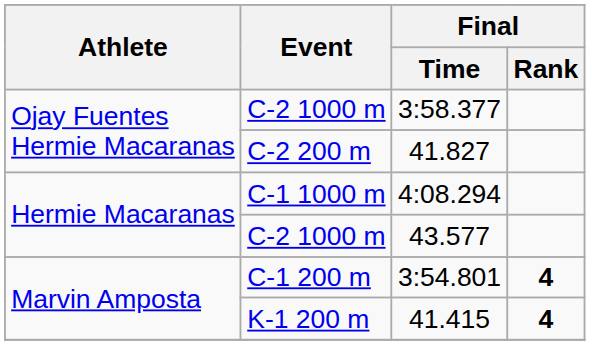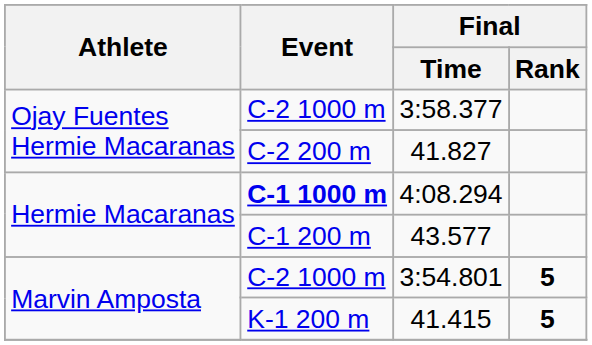(316, 194) normal -> (317, 194) bold
(316, 236) C-2 1000 m -> (309, 236) C-1 200 m
(309, 277) C-1 200 m -> (316, 277) C-2 1000 m
(546, 277) 4 -> (547, 277) 5
(546, 319) 4 -> (547, 319) 5
